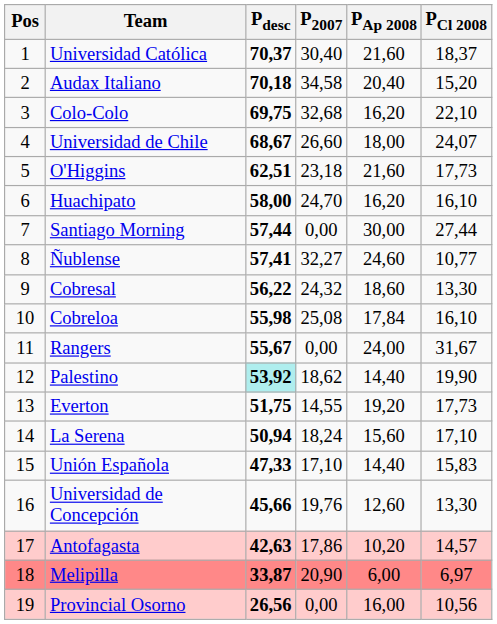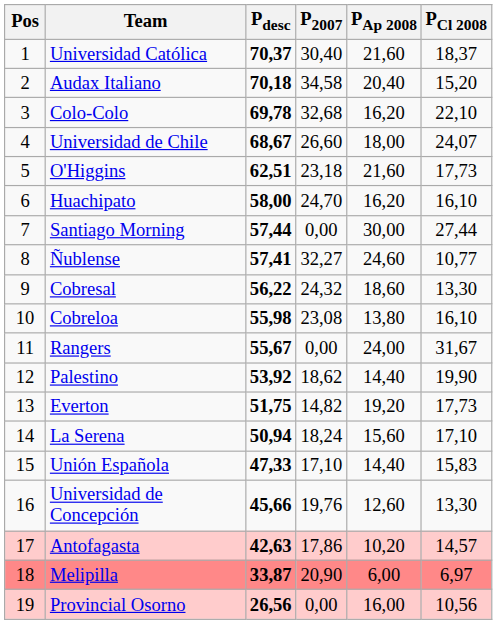(271, 112) 69,75 -> (271, 112) 69,78
(321, 318) 25,08 -> (321, 318) 23,08
(384, 318) 17,84 -> (384, 318) 13,80
(271, 377) paleturquoise background -> (271, 377) no background
(321, 406) 14,55 -> (321, 406) 14,82
